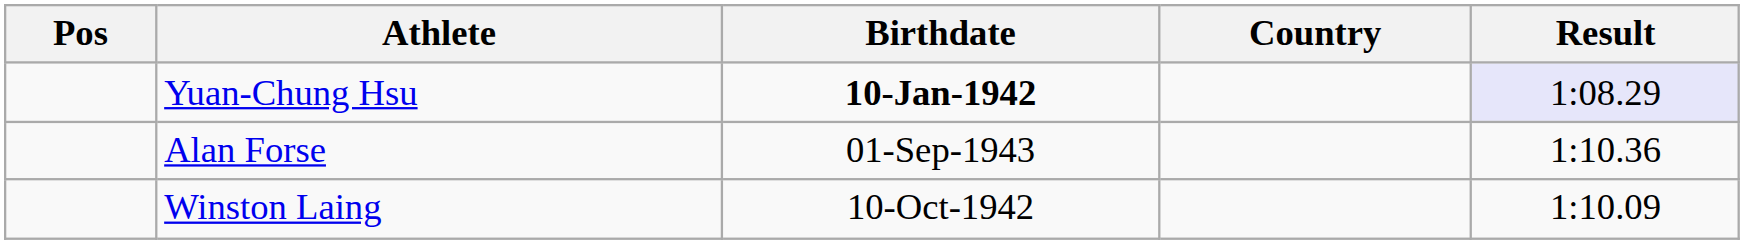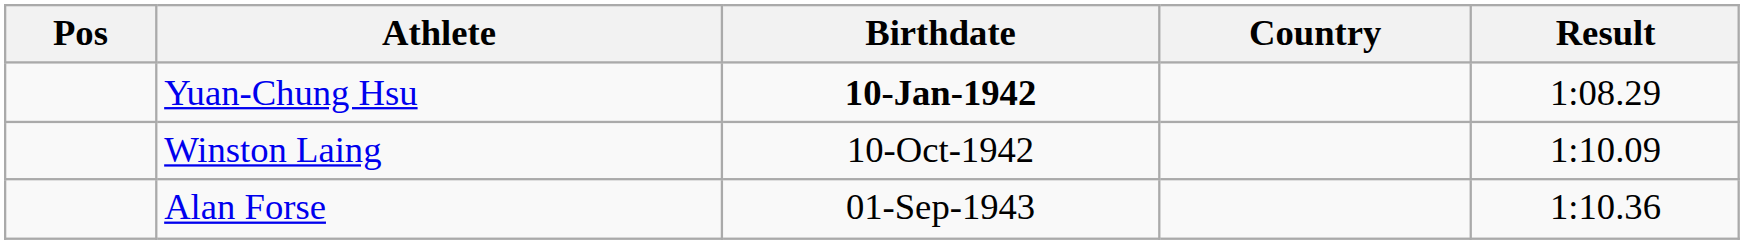(1606, 91) lavender background -> (1606, 91) no background
rows swapped: (273, 207) <-> (245, 149)
